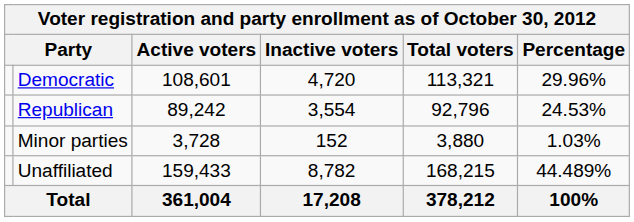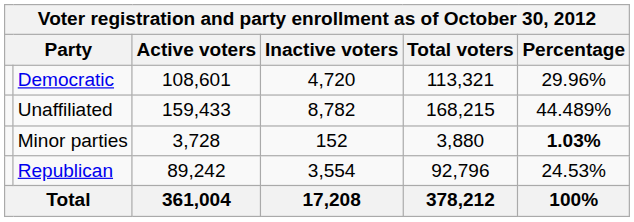rows swapped: (65, 110) <-> (65, 170)
(574, 140) normal -> (574, 140) bold
